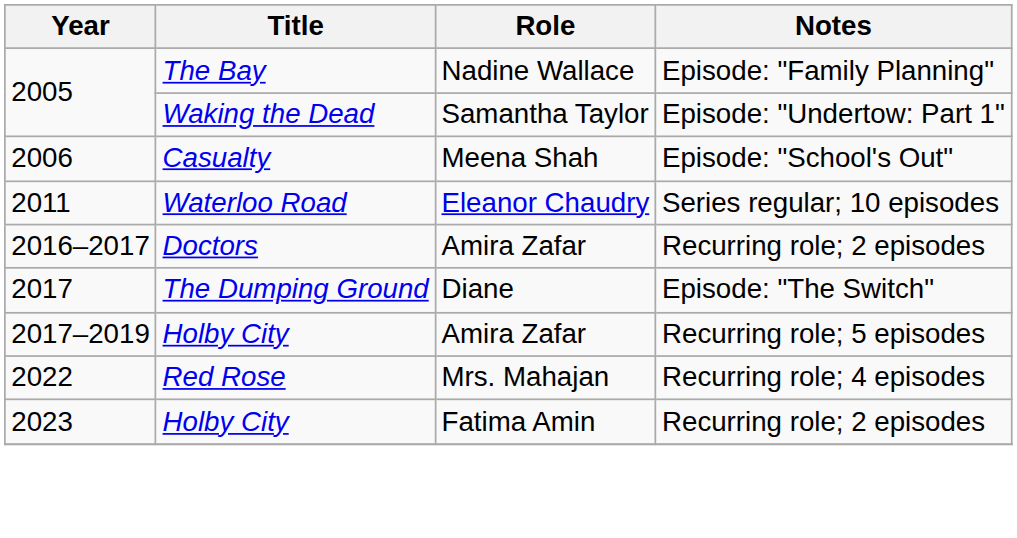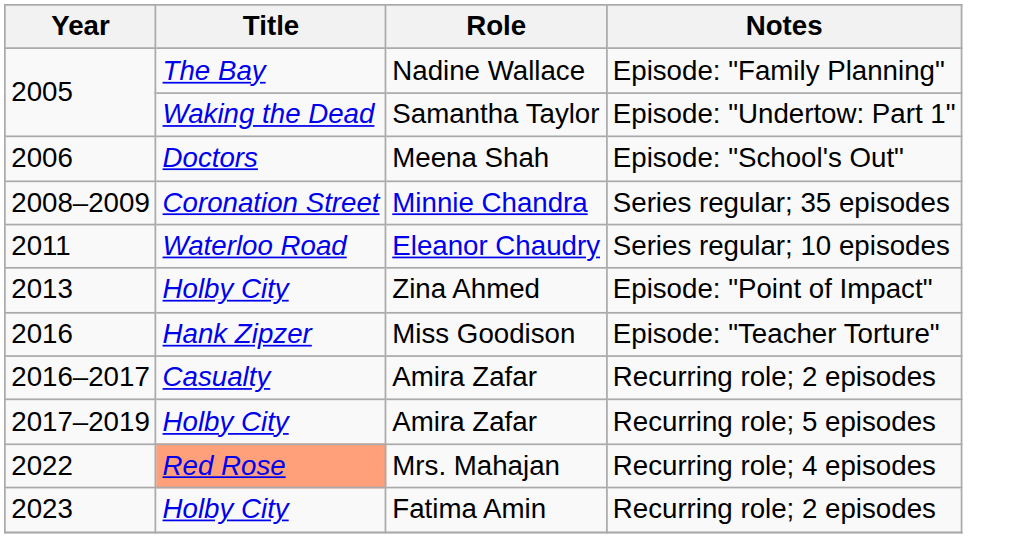(216, 158) Casualty -> (210, 158) Doctors
+ row: (490, 202)
+ row: (466, 289)
+ row: (484, 333)
(210, 245) Doctors -> (216, 377) Casualty
- row: (478, 289)
(224, 377) no background -> (224, 465) lightsalmon background
